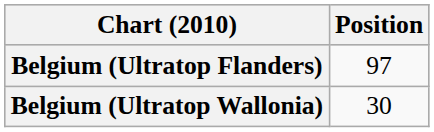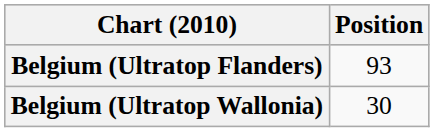(379, 65) 97 -> (379, 65) 93
